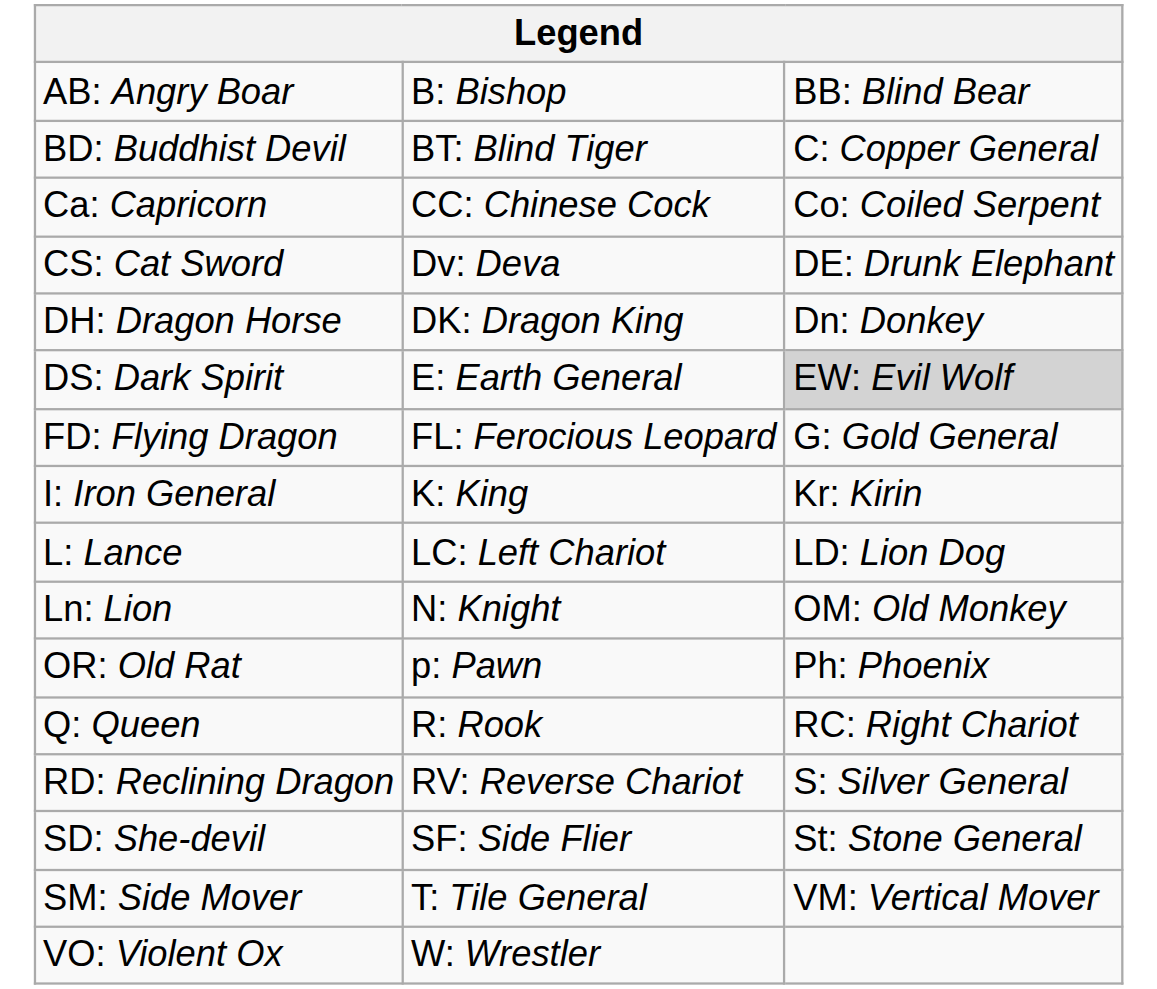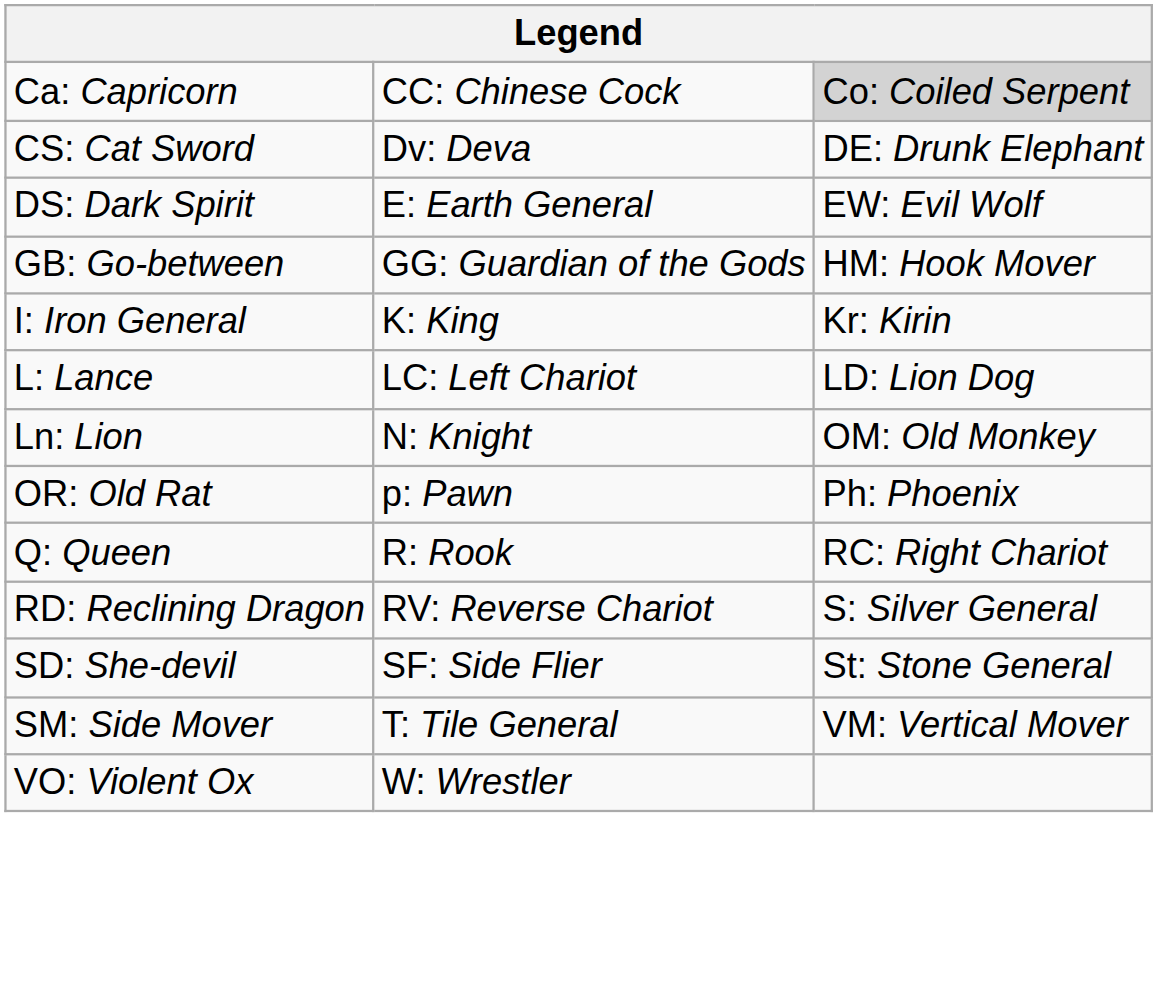- row: (168, 90)
- row: (194, 148)
(947, 206) no background -> (976, 90) lightgrey background
- row: (192, 321)
(903, 378) lightgrey background -> (932, 206) no background
- row: (190, 436)
+ row: (149, 263)
